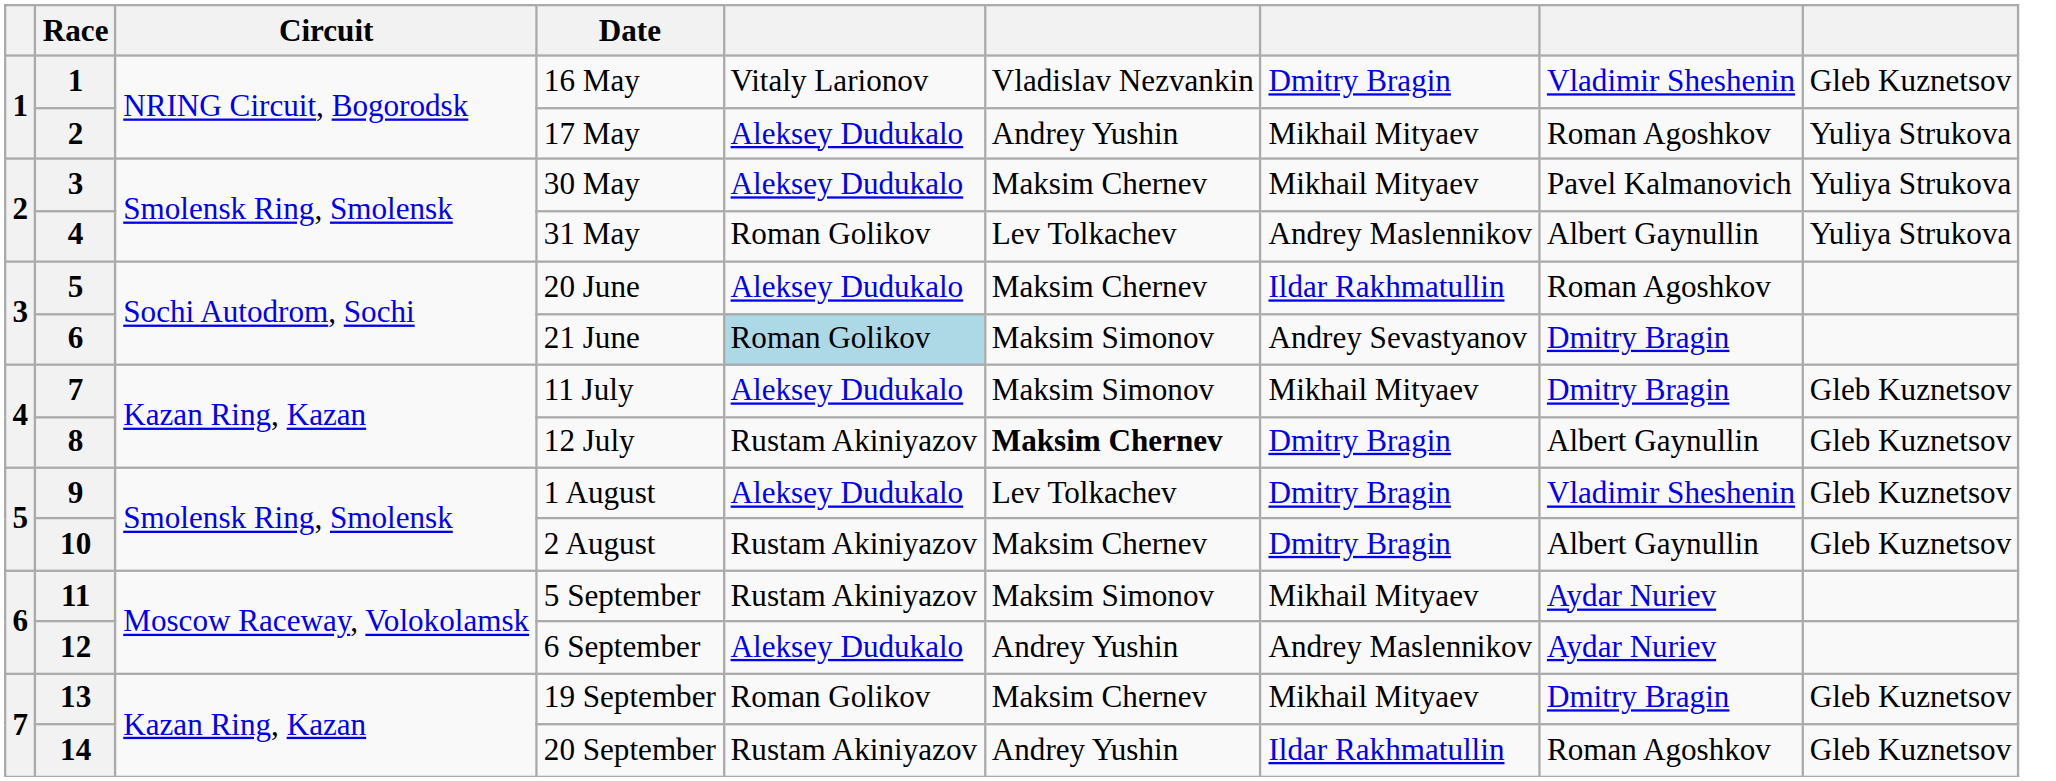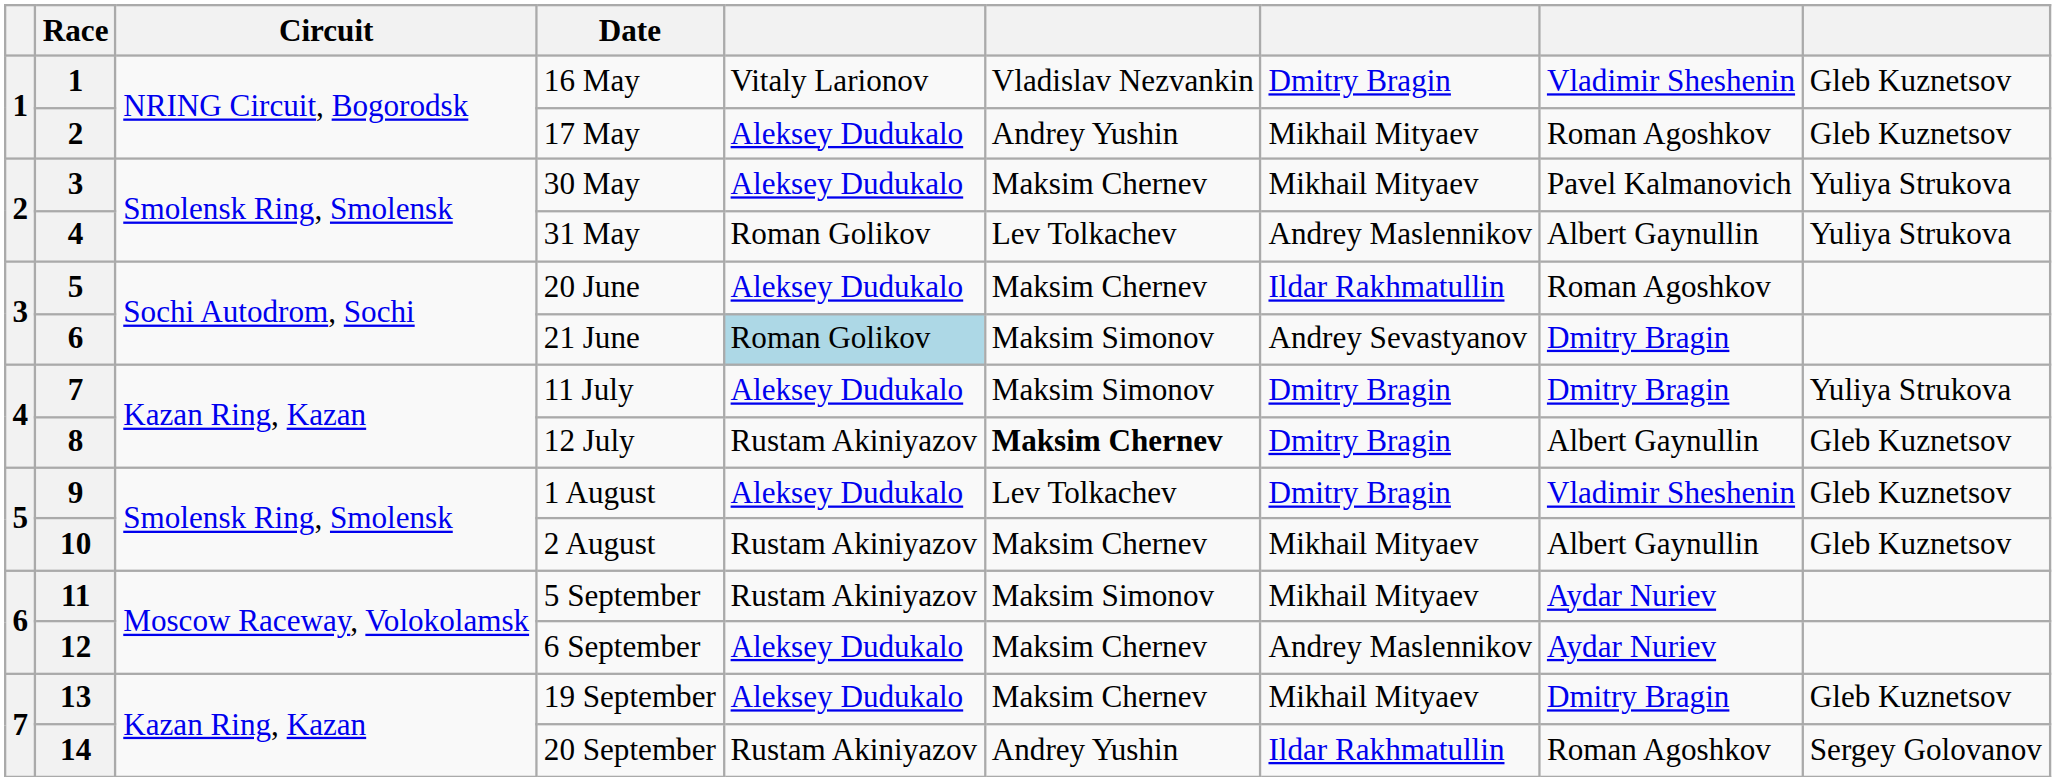(1911, 132) Yuliya Strukova -> (1911, 132) Gleb Kuznetsov
(1374, 389) Mikhail Mityaev -> (1360, 389) Dmitry Bragin
(1911, 389) Gleb Kuznetsov -> (1911, 389) Yuliya Strukova
(1360, 543) Dmitry Bragin -> (1374, 543) Mikhail Mityaev
(1085, 646) Andrey Yushin -> (1099, 646) Maksim Chernev
(830, 697) Roman Golikov -> (847, 697) Aleksey Dudukalo
(1911, 749) Gleb Kuznetsov -> (1926, 749) Sergey Golovanov
